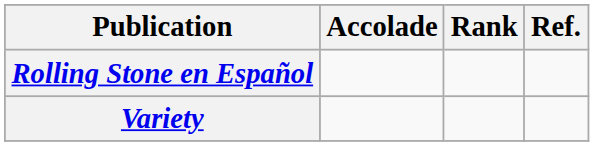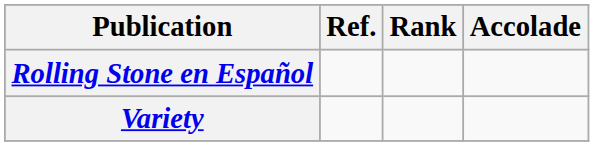columns swapped: (382, 27) <-> (556, 27)
